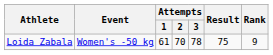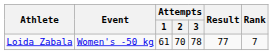(223, 41) 75 -> (223, 41) 77
(255, 41) 9 -> (255, 41) 7
